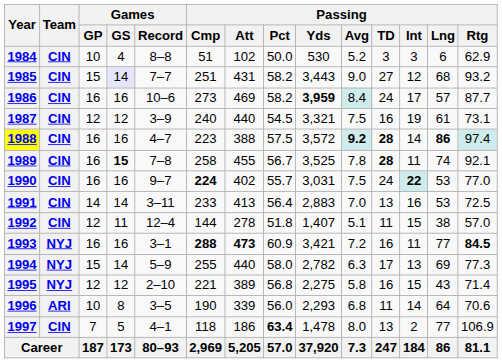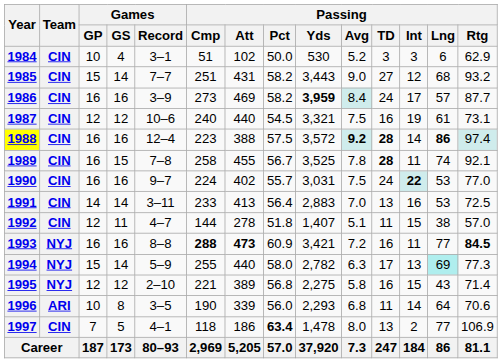(160, 56) 8–8 -> (160, 56) 3–1
(121, 77) lavender background -> (121, 77) no background
(161, 98) 10–6 -> (160, 98) 3–9
(160, 118) 3–9 -> (161, 118) 10–6
(160, 139) 4–7 -> (161, 139) 12–4
(121, 160) bold -> (121, 160) normal
(206, 181) bold -> (206, 181) normal
(161, 222) 12–4 -> (160, 222) 4–7
(160, 243) 3–1 -> (160, 243) 8–8
(443, 264) no background -> (443, 264) paleturquoise background
